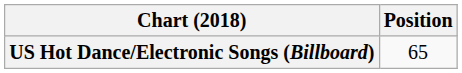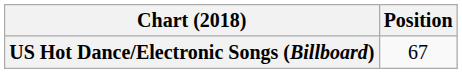(418, 52) 65 -> (418, 52) 67
